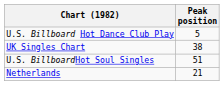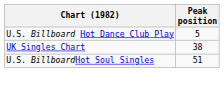- row: (33, 74)
